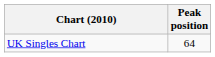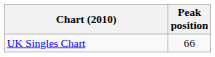(189, 43) 64 -> (189, 43) 66
